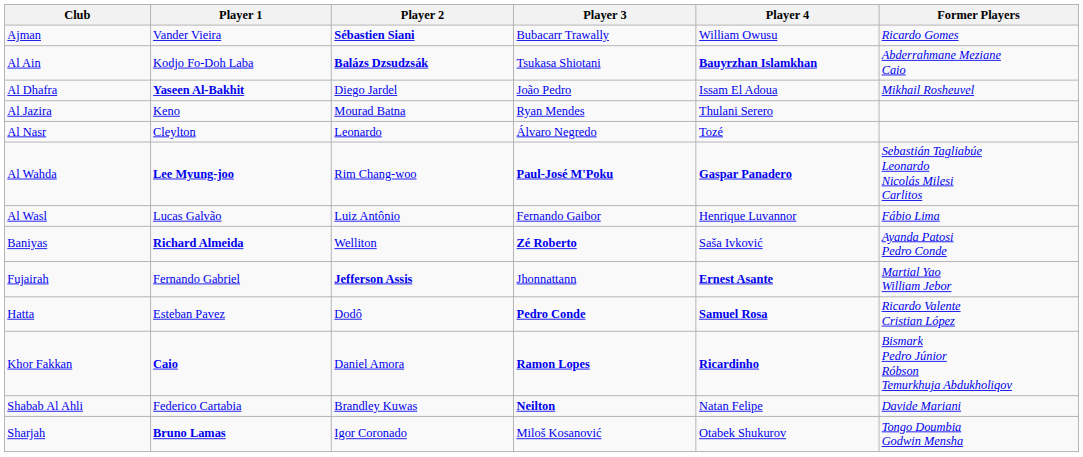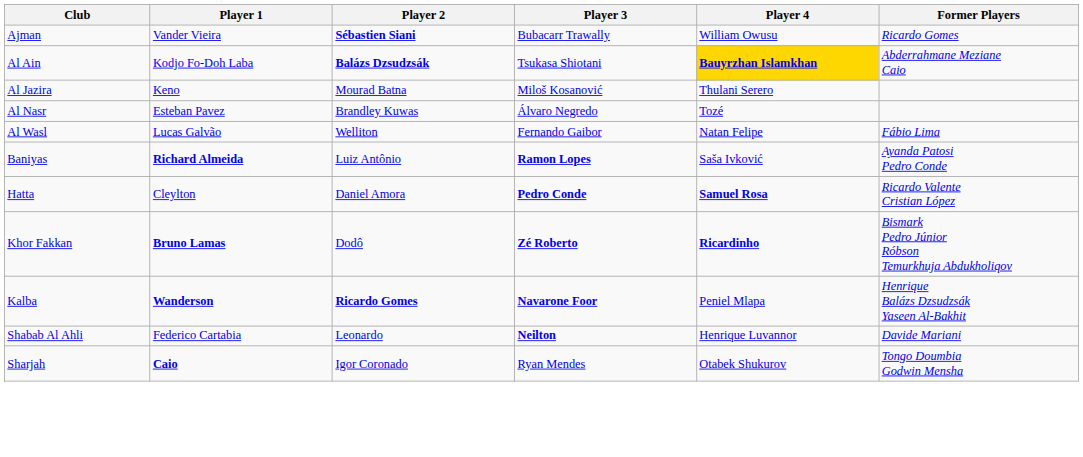(758, 63) no background -> (758, 63) gold background
- row: (32, 90)
(551, 111) Ryan Mendes -> (560, 90) Miloš Kosanović
(174, 131) Cleylton -> (189, 111) Esteban Pavez
(358, 131) Leonardo -> (377, 111) Brandley Kuwas
- row: (32, 174)
(367, 216) Luiz Antônio -> (357, 131) Welliton
(748, 216) Henrique Luvannor -> (731, 131) Natan Felipe
(356, 244) Welliton -> (368, 159) Luiz Antônio
(547, 244) Zé Roberto -> (554, 159) Ramon Lopes
- row: (28, 279)
(189, 314) Esteban Pavez -> (174, 194) Cleylton
(348, 314) Dodô -> (370, 194) Daniel Amora
(165, 364) Caio -> (189, 244) Bruno Lamas
(369, 364) Daniel Amora -> (349, 244) Dodô
(553, 364) Ramon Lopes -> (548, 244) Zé Roberto
+ row: (22, 301)
(376, 406) Brandley Kuwas -> (359, 336) Leonardo
(731, 406) Natan Felipe -> (748, 336) Henrique Luvannor
(189, 434) Bruno Lamas -> (165, 364) Caio
(559, 434) Miloš Kosanović -> (551, 364) Ryan Mendes
